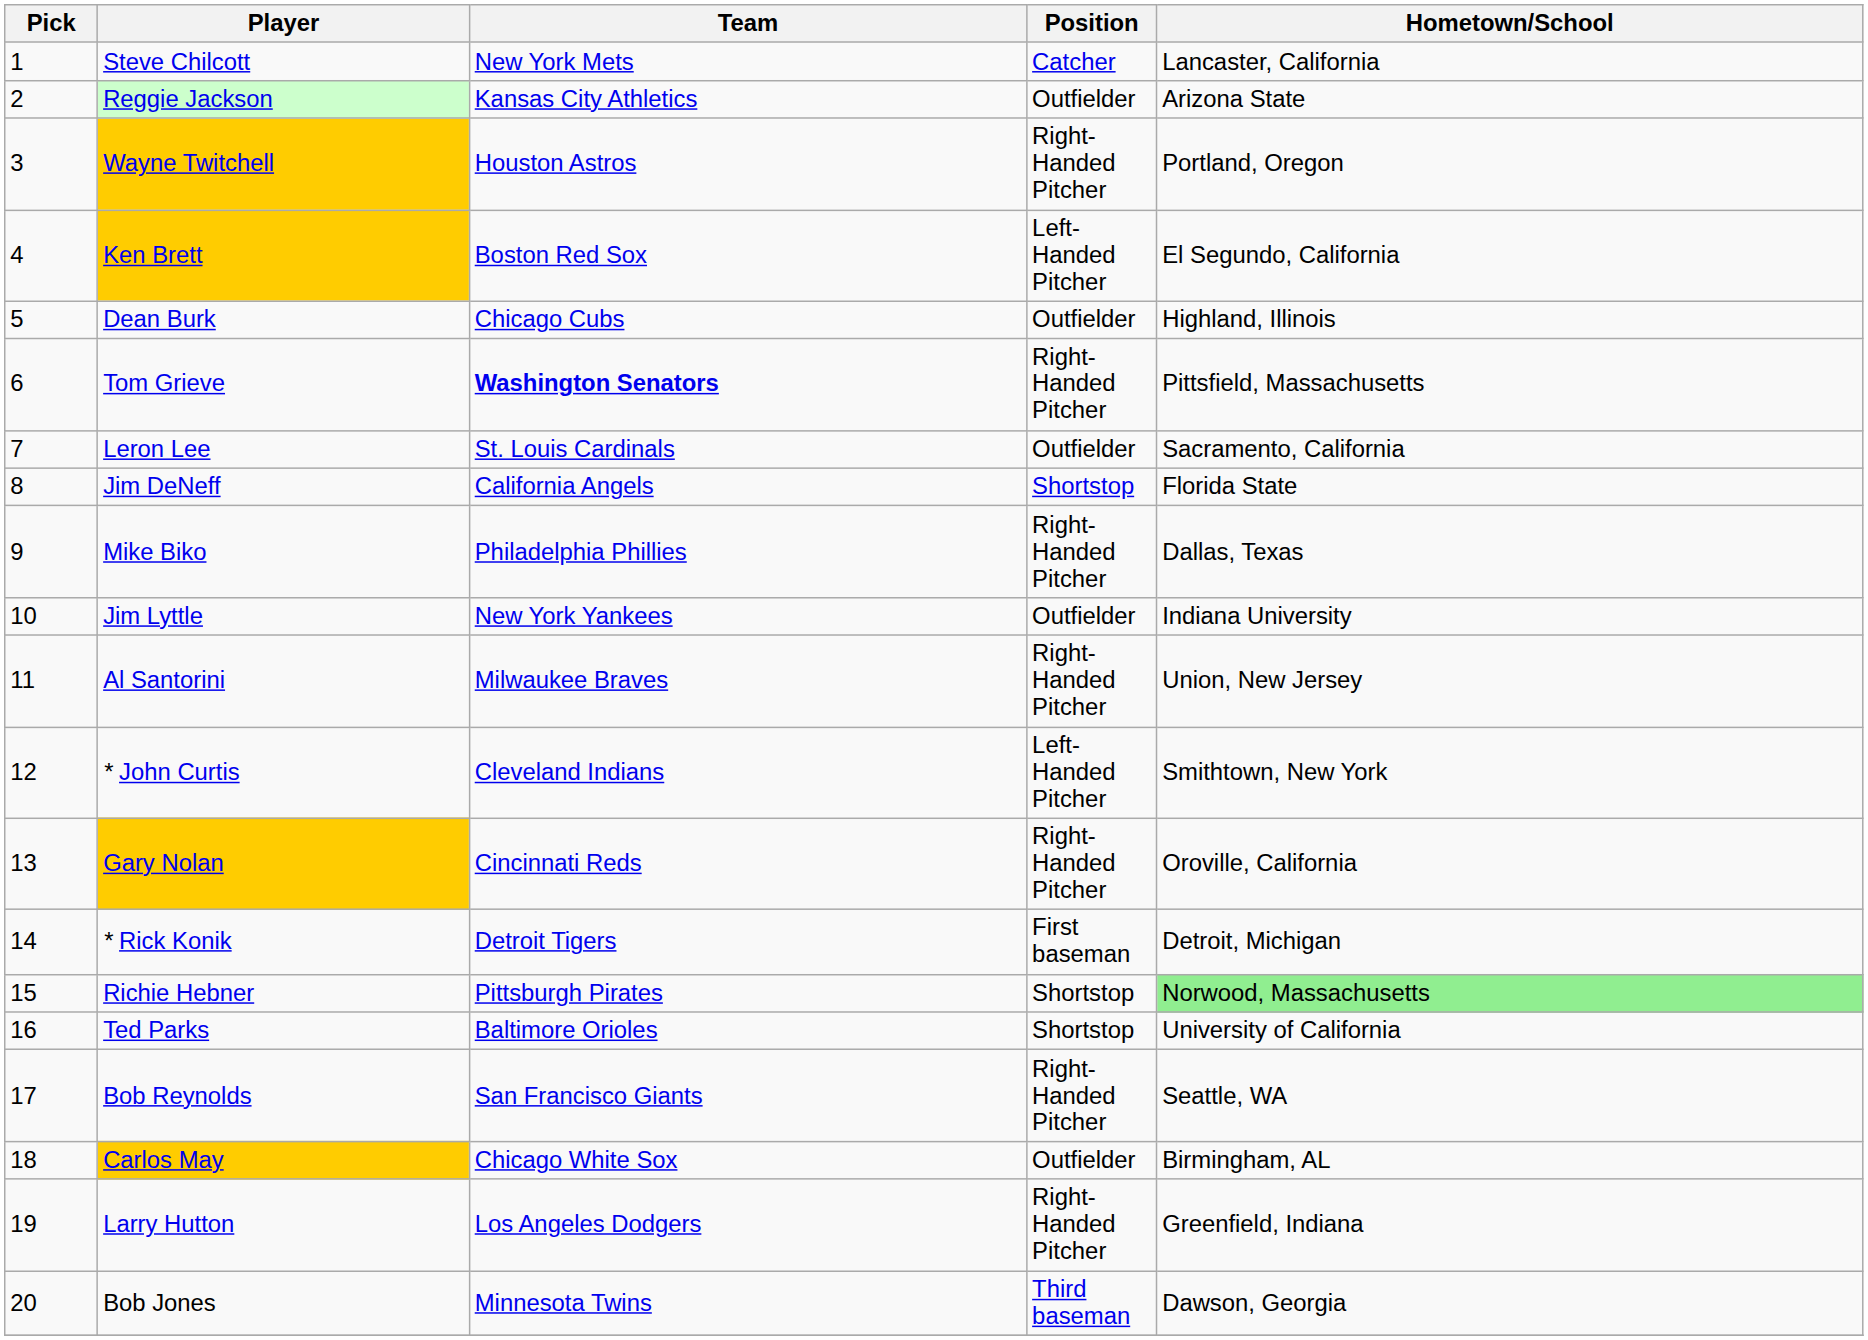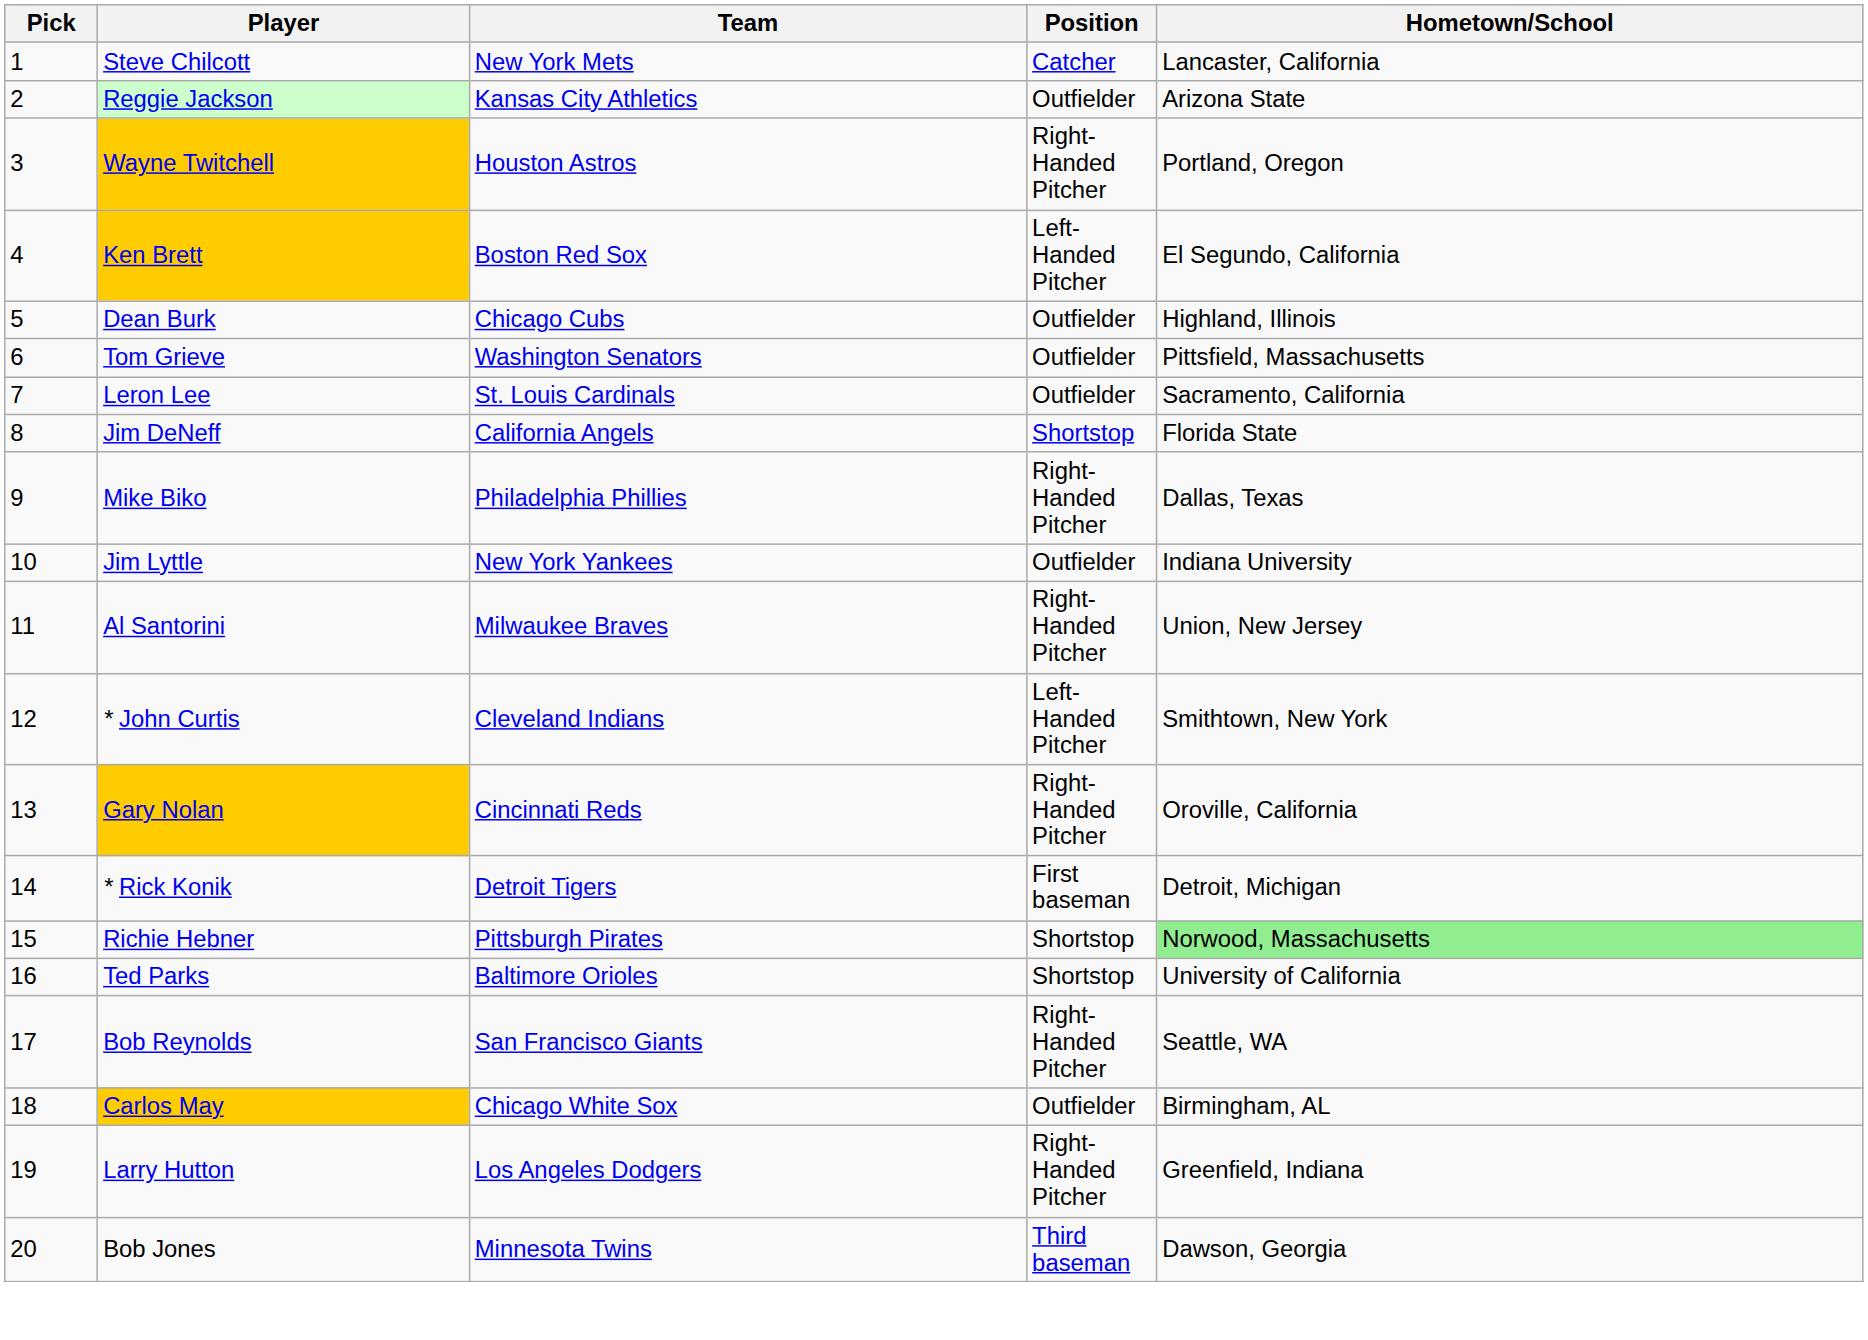(597, 384) bold -> (588, 357) normal
(1074, 384) Right-Handed Pitcher -> (1084, 357) Outfielder
